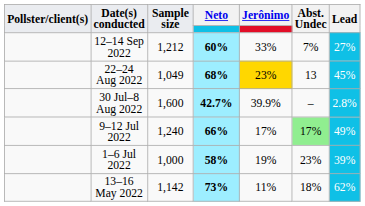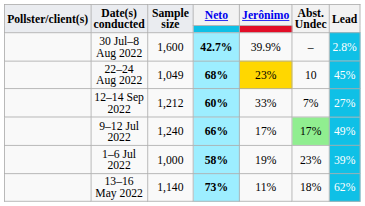rows swapped: (119, 47) <-> (119, 103)
(311, 75) 13 -> (311, 75) 10
(170, 188) 1,142 -> (170, 188) 1,140
